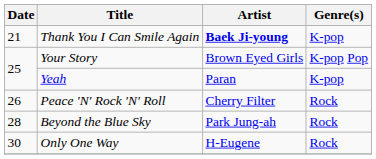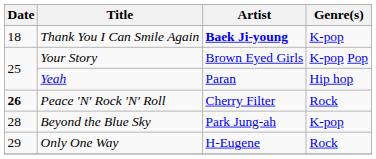(14, 36) 21 -> (14, 36) 18
(327, 79) K-pop -> (331, 79) Hip hop
(14, 100) normal -> (14, 100) bold
(324, 121) Rock -> (327, 121) K-pop
(14, 143) 30 -> (14, 143) 29
